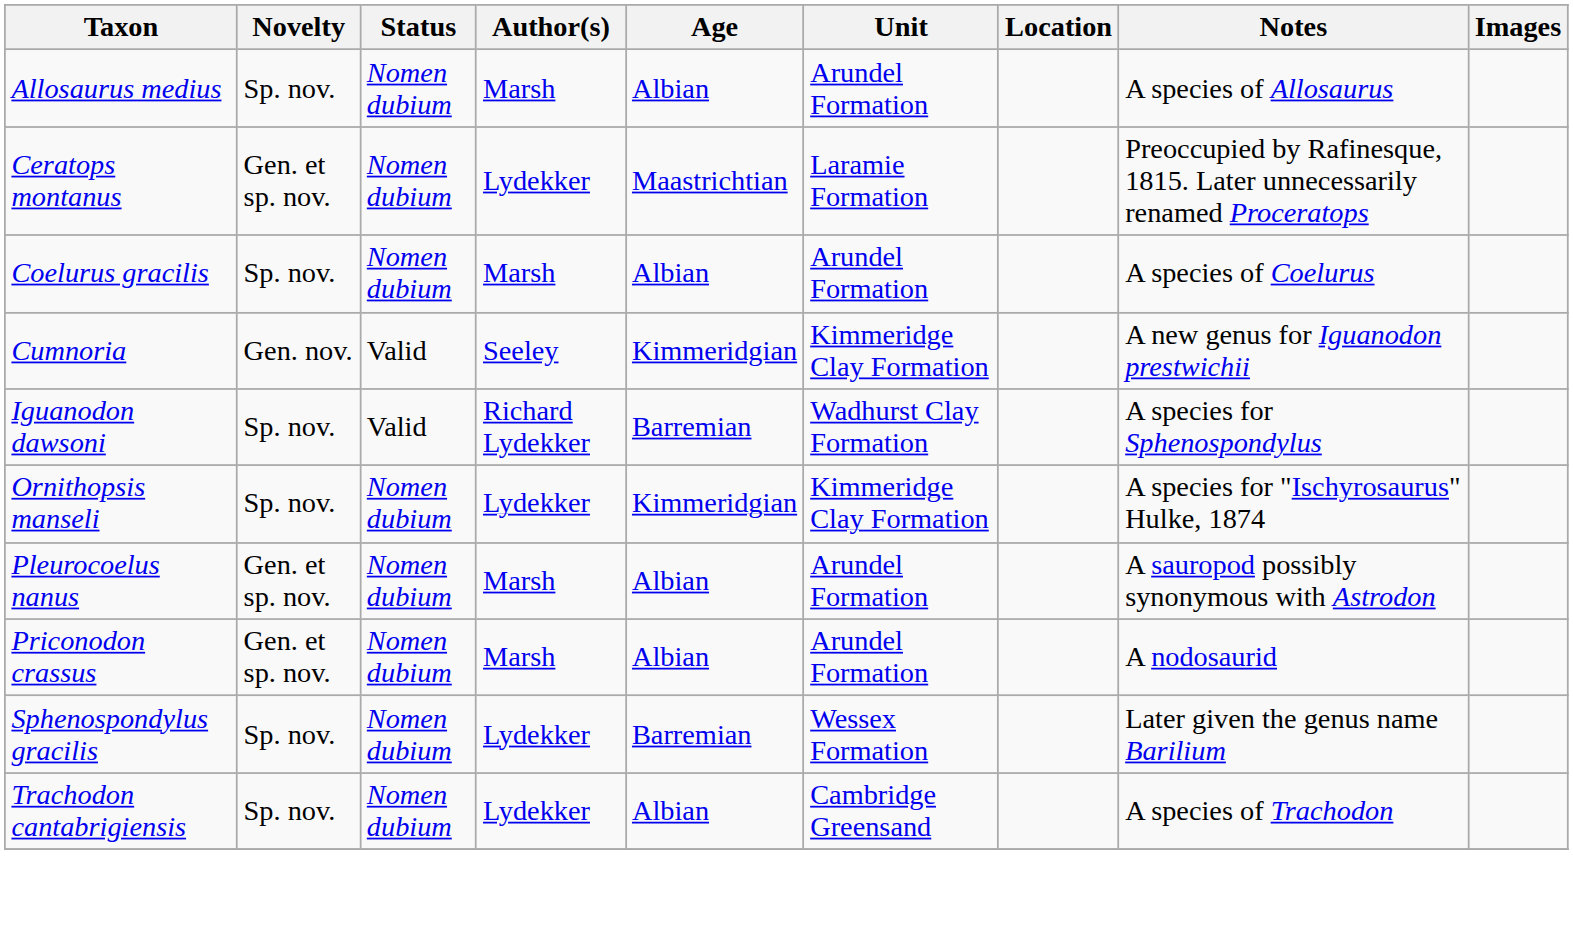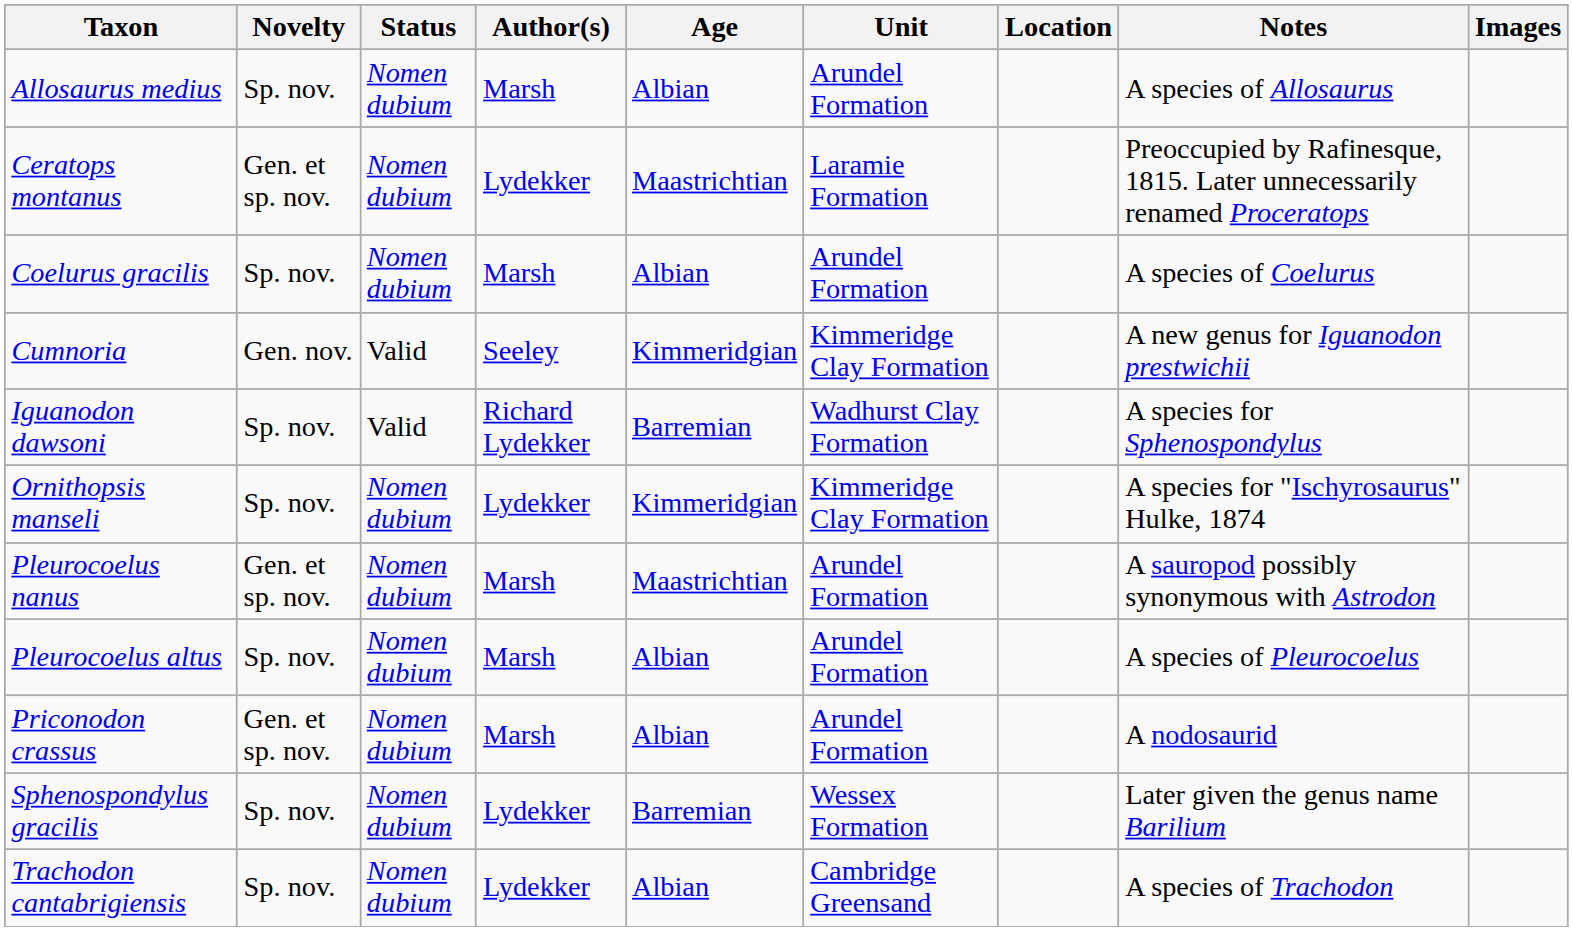(671, 580) Albian -> (710, 580) Maastrichtian
+ row: (117, 657)
